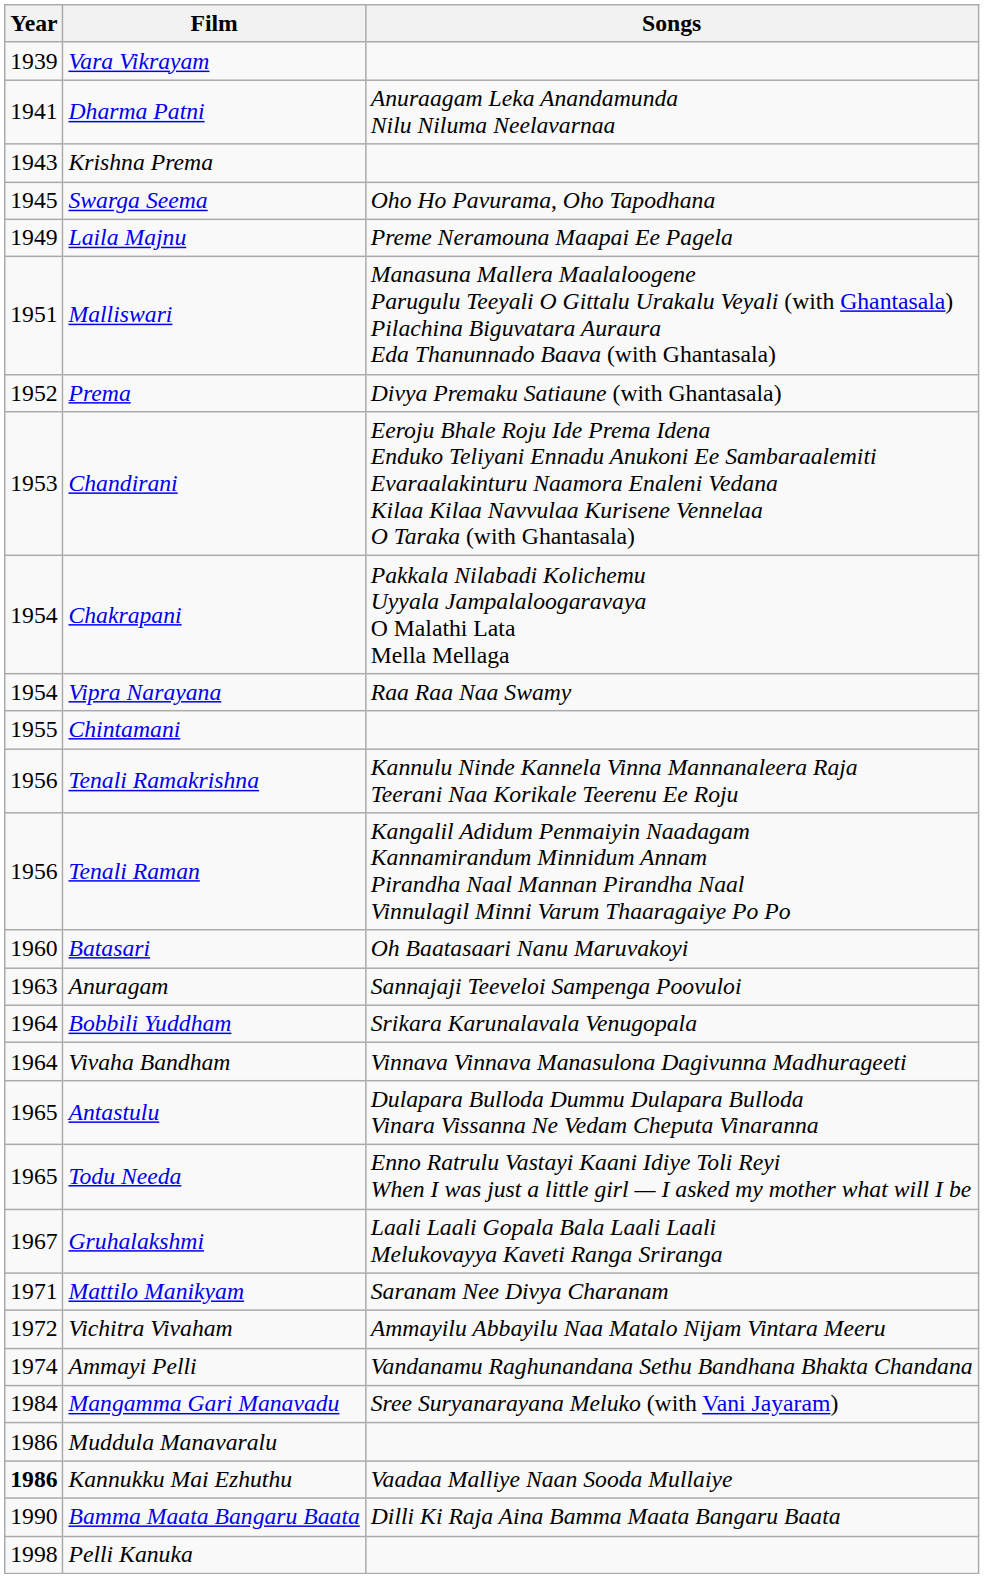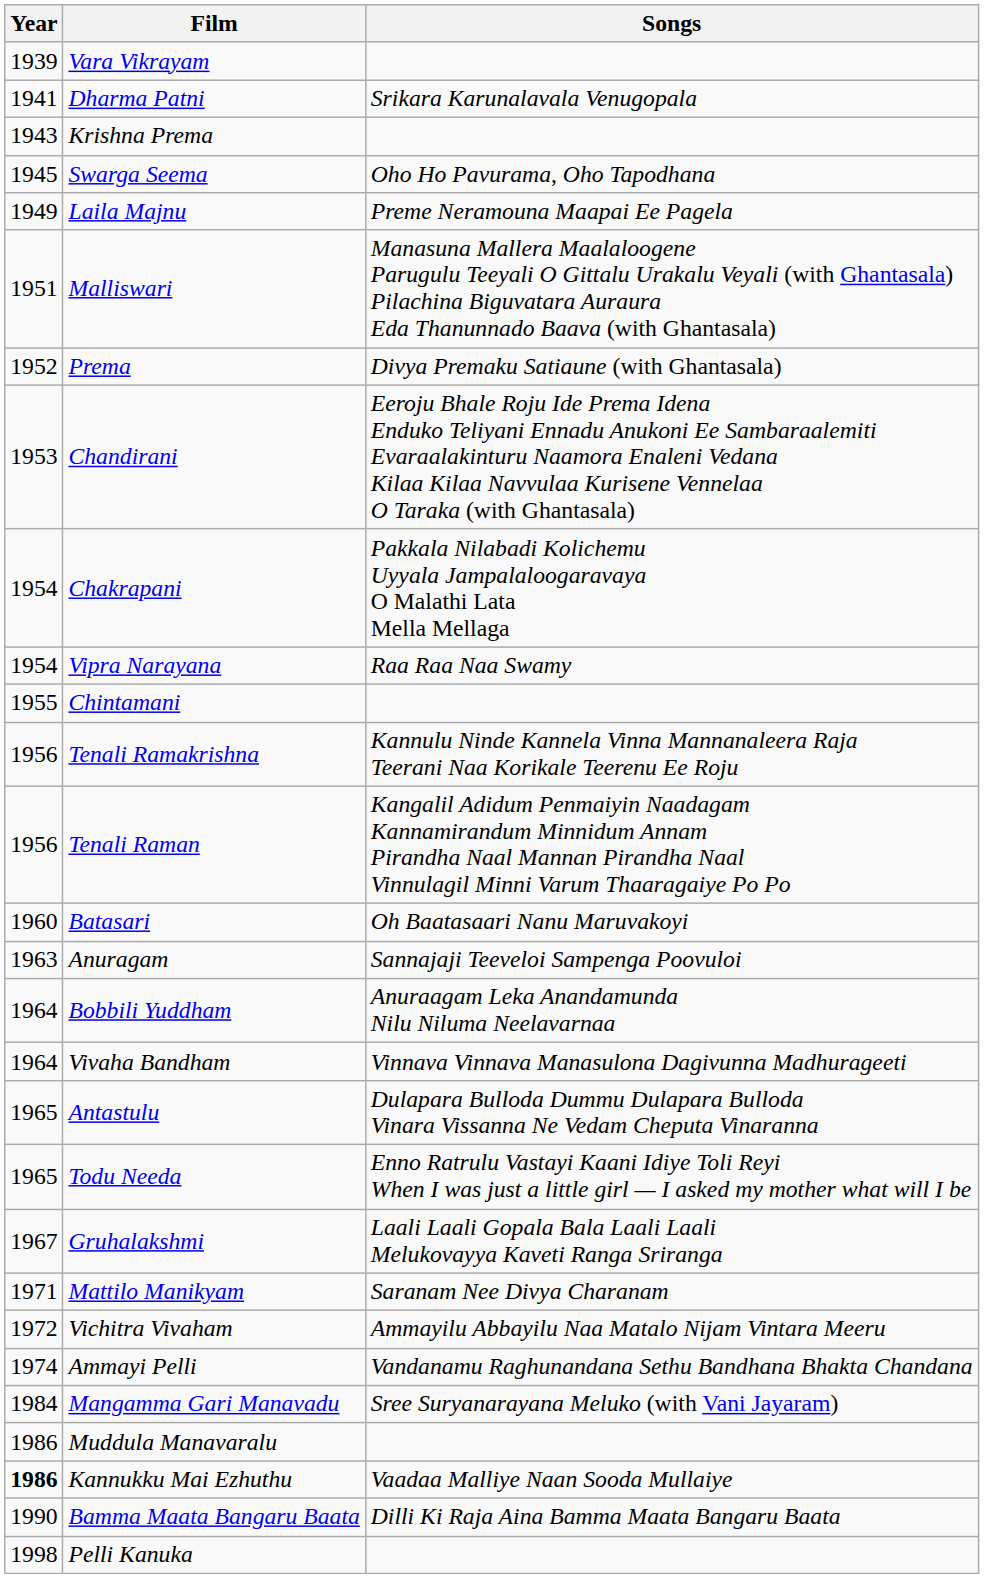(524, 111) Anuraagam Leka Anandamunda Nilu Niluma Neelavarnaa -> (534, 98) Srikara Karunalavala Venugopala
(534, 1023) Srikara Karunalavala Venugopala -> (524, 1010) Anuraagam Leka Anandamunda Nilu Niluma Neelavarnaa
